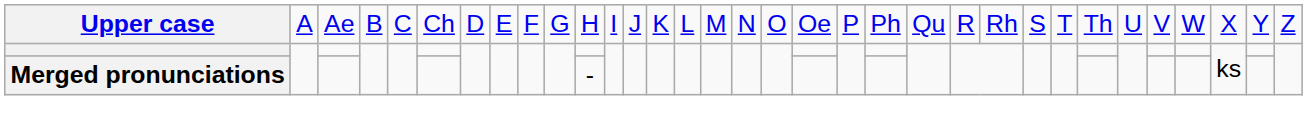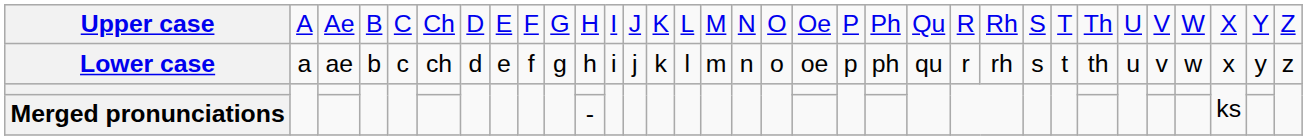+ row: (148, 63)
